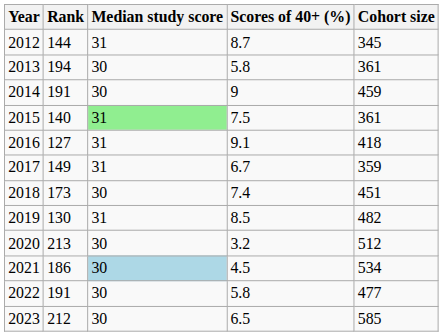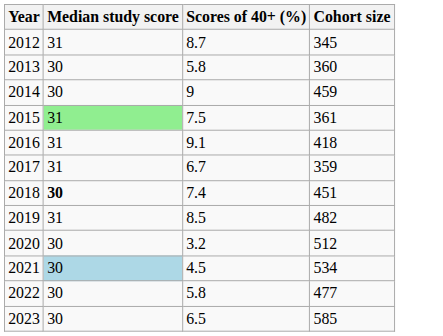- column: (66, 17)
(370, 67) 361 -> (325, 67) 360
(99, 192) normal -> (55, 192) bold
